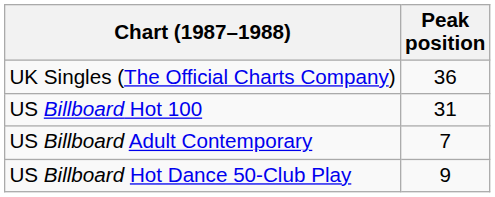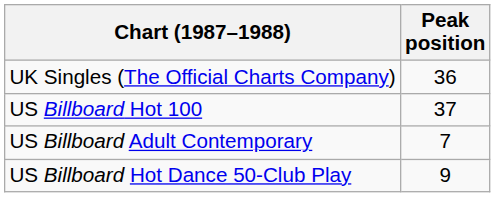(445, 109) 31 -> (445, 109) 37
